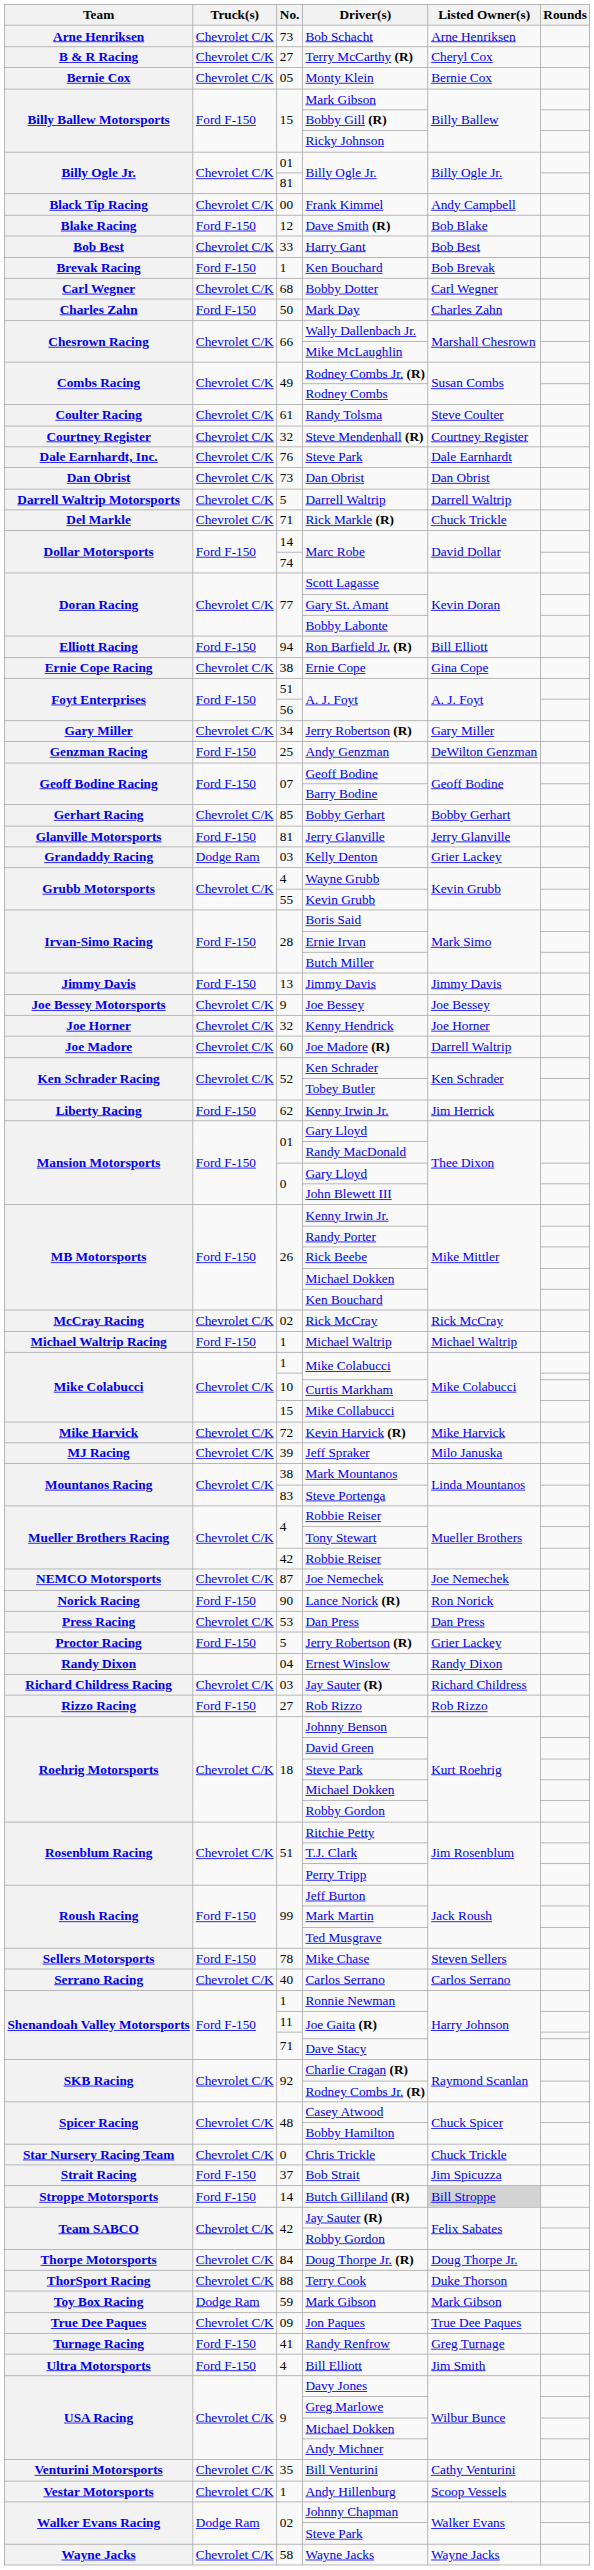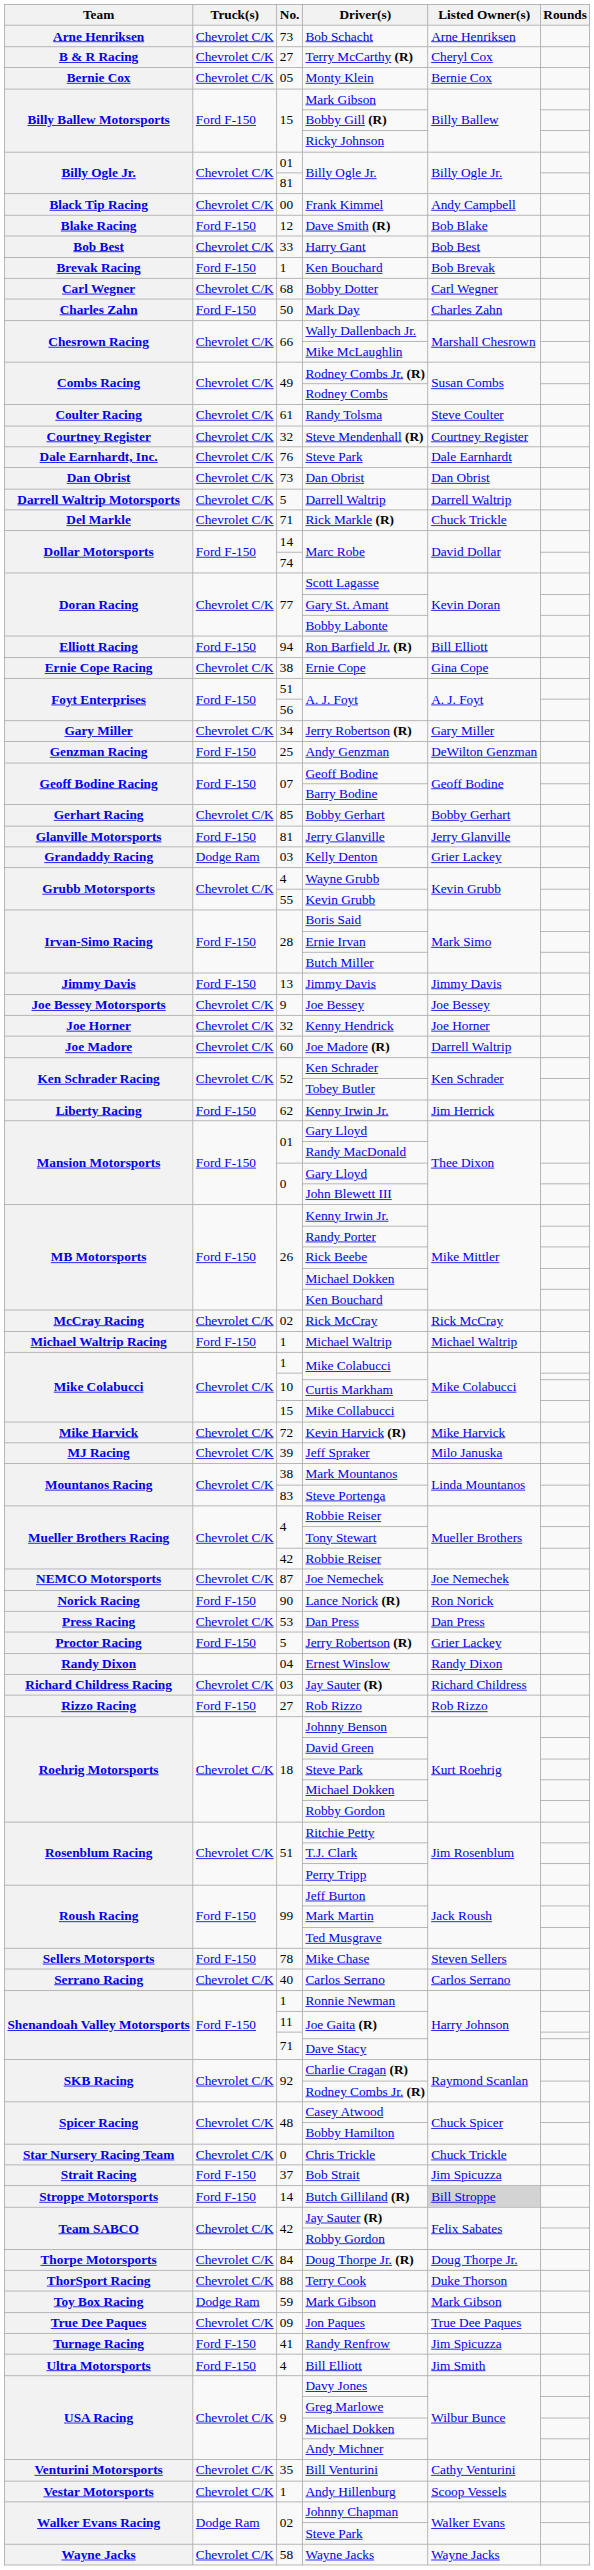(468, 2344) Greg Turnage -> (466, 2344) Jim Spicuzza
